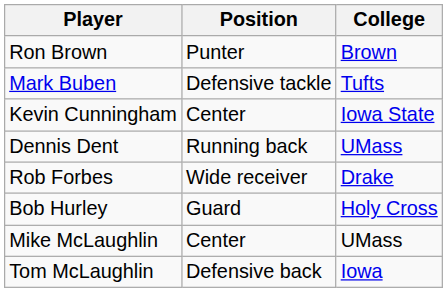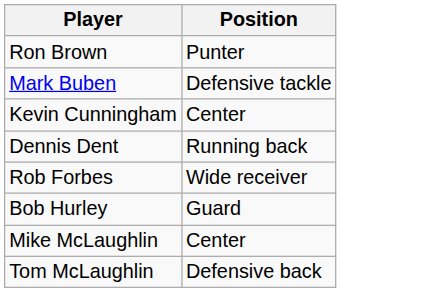- column: (389, 20)
